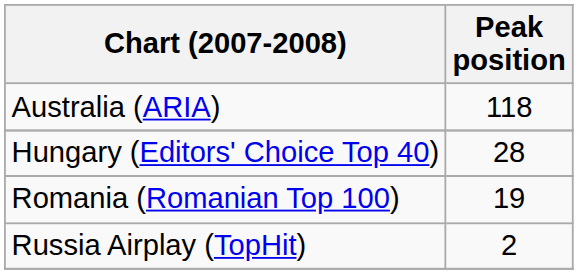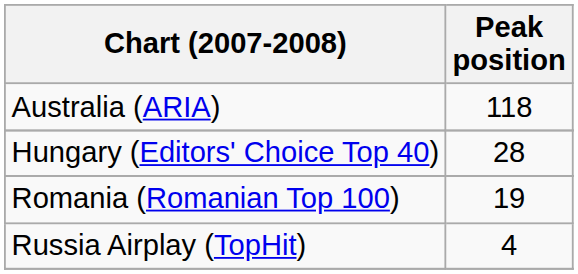(509, 245) 2 -> (509, 245) 4
